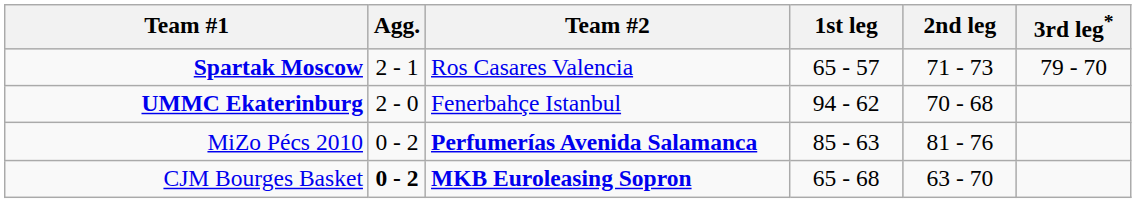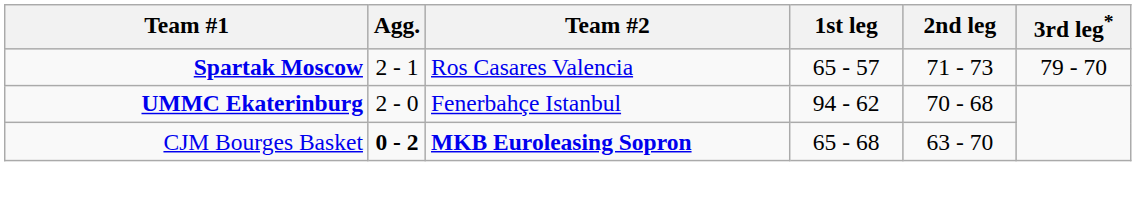- row: (285, 141)
